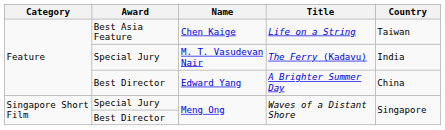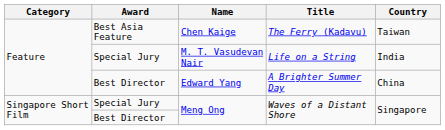(312, 32) Life on a String -> (317, 32) The Ferry (Kadavu)
(317, 57) The Ferry (Kadavu) -> (312, 57) Life on a String
